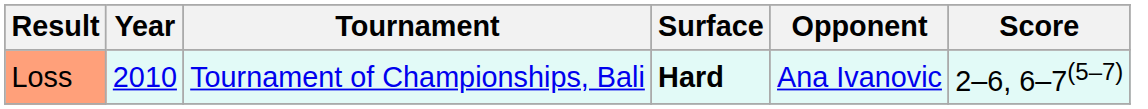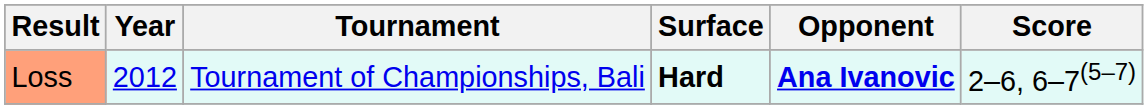(145, 76) 2010 -> (145, 76) 2012
(859, 76) normal -> (866, 76) bold
